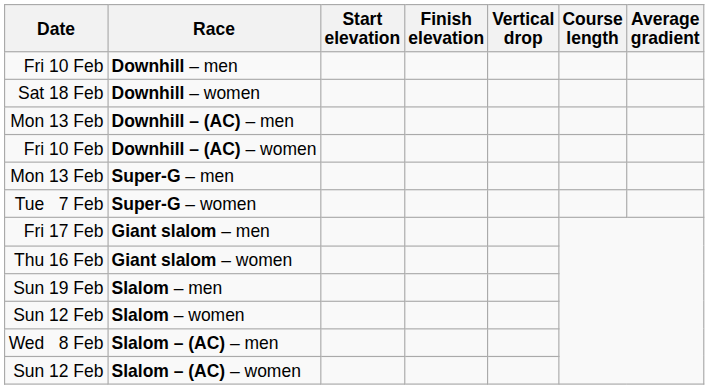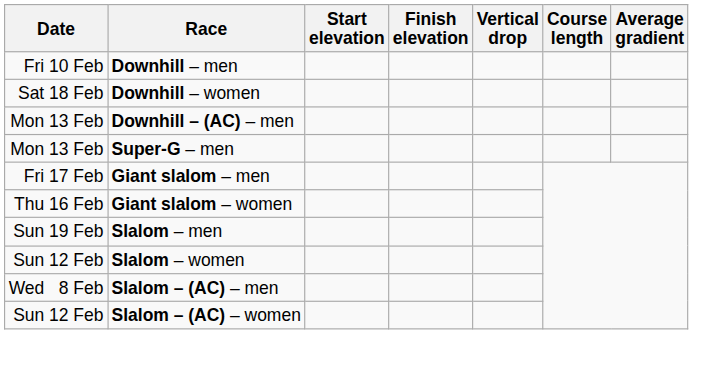- row: (214, 149)
- row: (184, 204)
